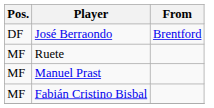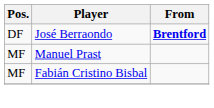(177, 34) normal -> (180, 34) bold
- row: (49, 53)
